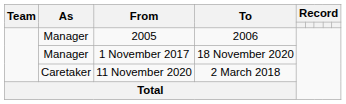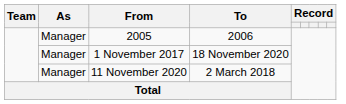(66, 72) Caretaker -> (63, 72) Manager
